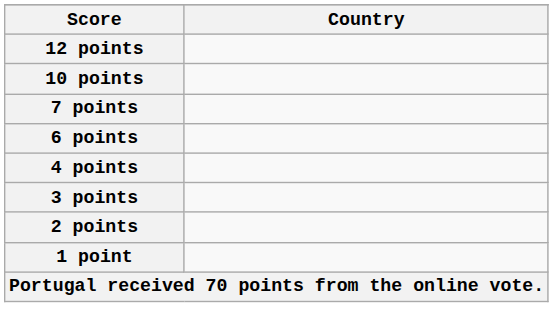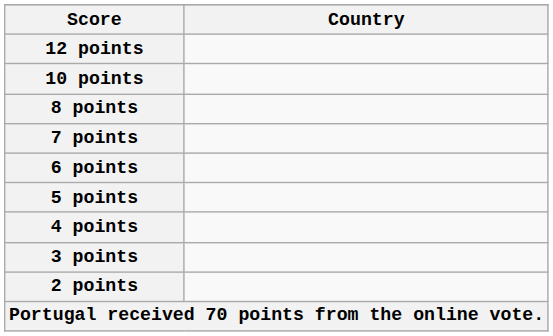+ row: (94, 109)
+ row: (94, 198)
- row: (94, 257)
